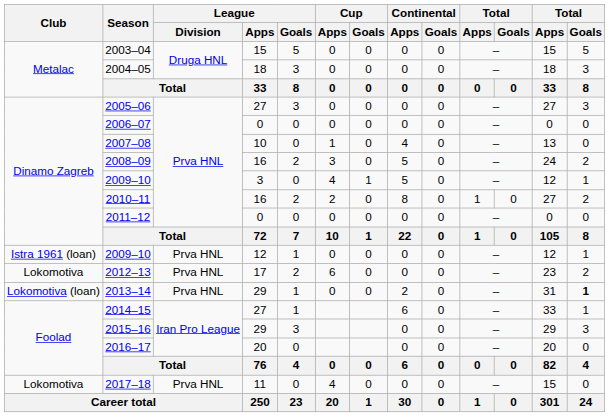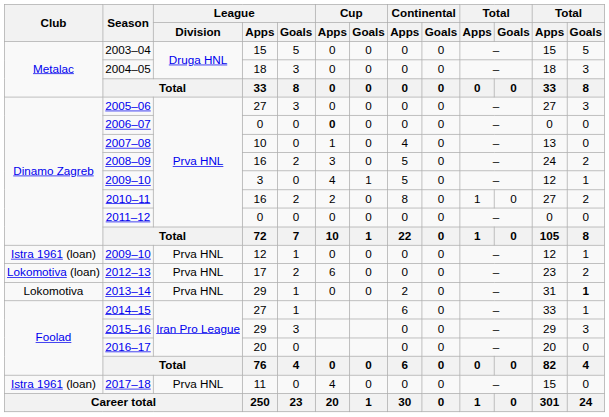(332, 124) normal -> (332, 124) bold
(53, 273) Lokomotiva -> (53, 273) Lokomotiva (loan)
(53, 291) Lokomotiva (loan) -> (53, 291) Lokomotiva
(53, 384) Lokomotiva -> (53, 384) Istra 1961 (loan)
